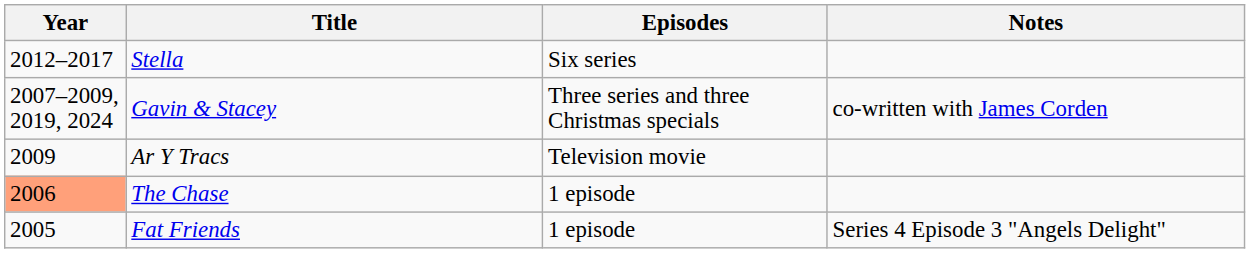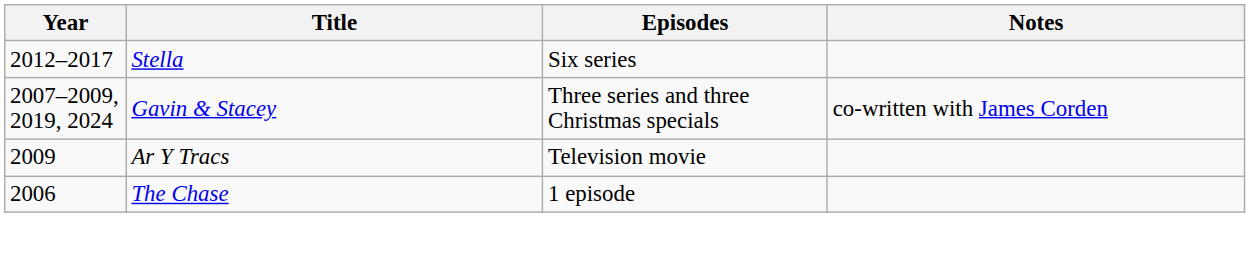(33, 193) lightsalmon background -> (33, 193) no background
- row: (186, 229)
